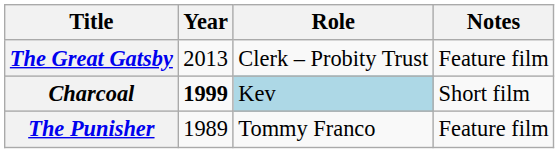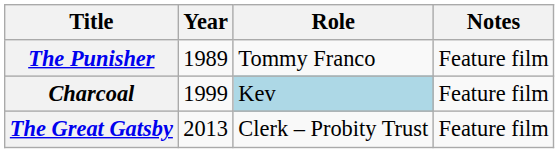rows swapped: (91, 128) <-> (91, 57)
(206, 93) bold -> (206, 93) normal
(484, 93) Short film -> (494, 93) Feature film
